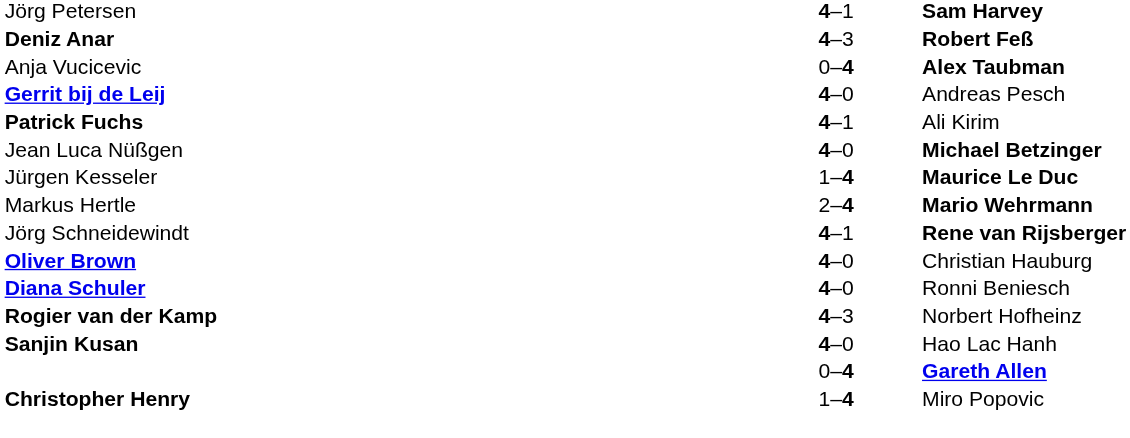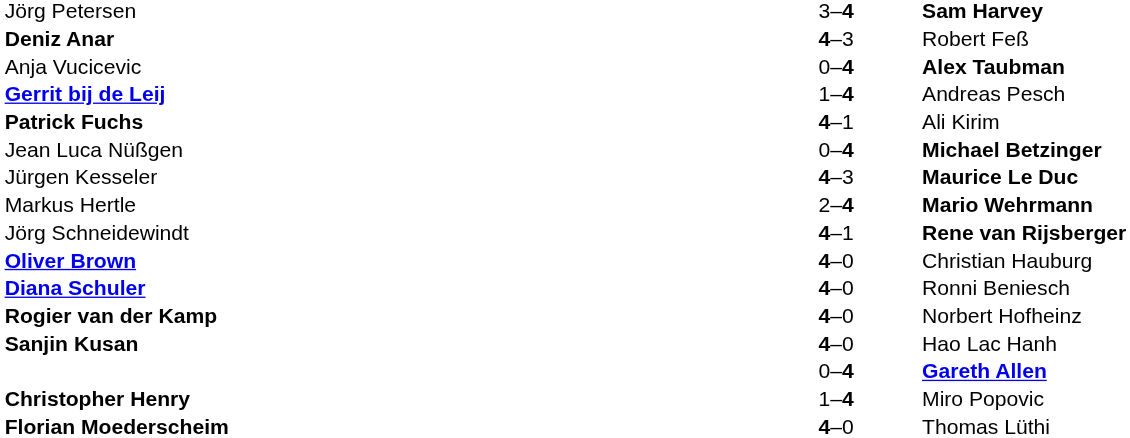(836, 11) 4–1 -> (836, 11) 3–4
(978, 39) bold -> (975, 39) normal
(836, 94) 4–0 -> (836, 94) 1–4
(836, 149) 4–0 -> (836, 149) 0–4
(836, 177) 1–4 -> (836, 177) 4–3
(836, 316) 4–3 -> (836, 316) 4–0
+ row: (117, 427)
